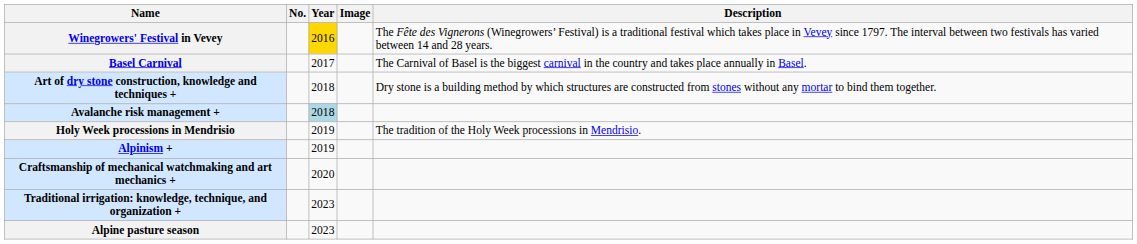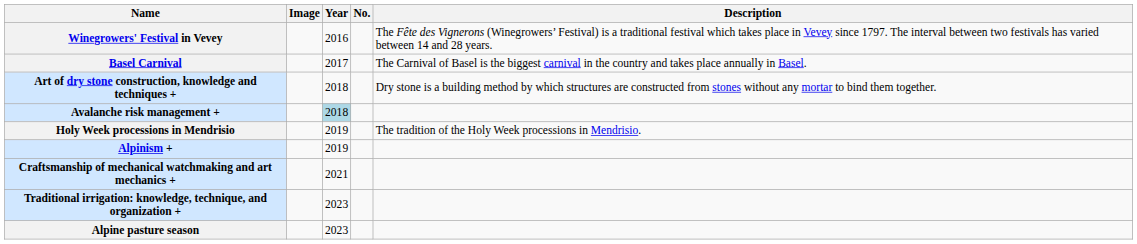columns swapped: (355, 13) <-> (298, 13)
(323, 38) gold background -> (337, 38) no background
(323, 173) 2020 -> (337, 173) 2021
